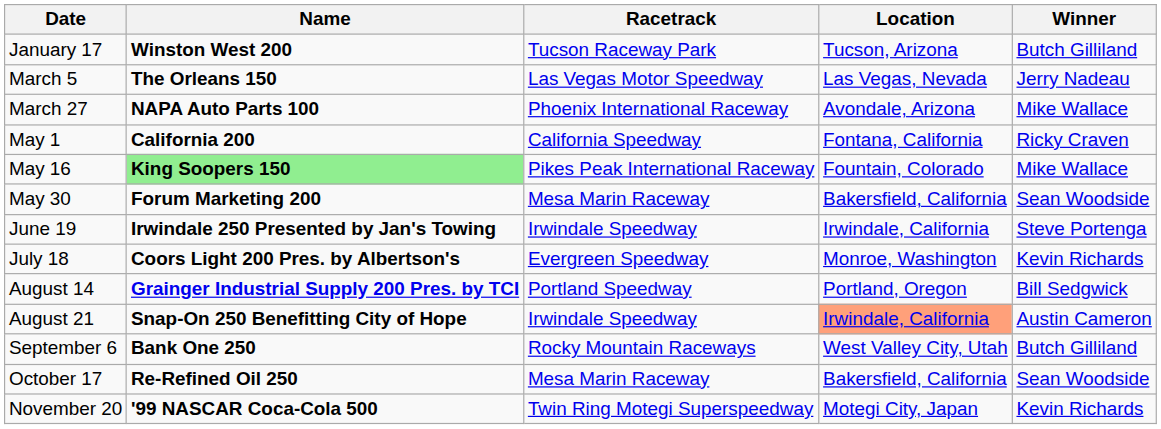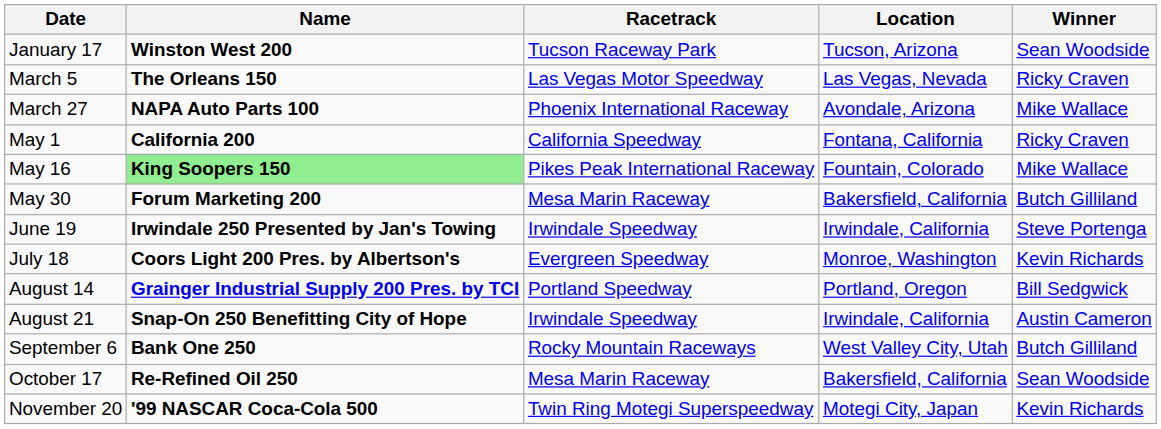(1077, 49) Butch Gilliland -> (1083, 49) Sean Woodside
(1073, 79) Jerry Nadeau -> (1073, 79) Ricky Craven
(1083, 199) Sean Woodside -> (1077, 199) Butch Gilliland
(906, 318) lightsalmon background -> (906, 318) no background
